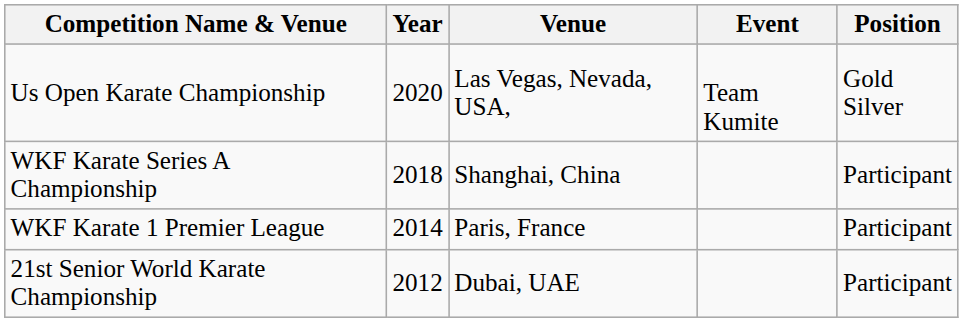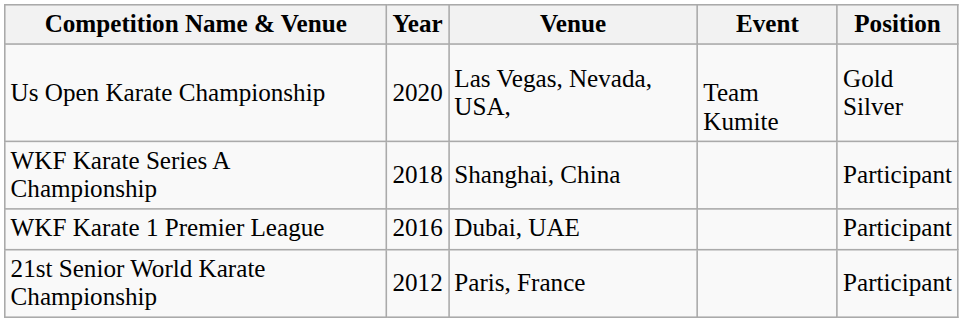(418, 228) 2014 -> (418, 228) 2016
(520, 228) Paris, France -> (517, 228) Dubai, UAE
(517, 282) Dubai, UAE -> (520, 282) Paris, France
